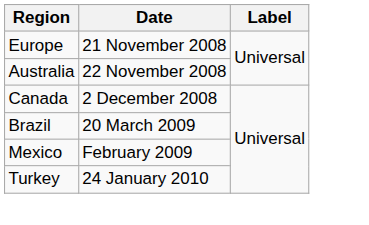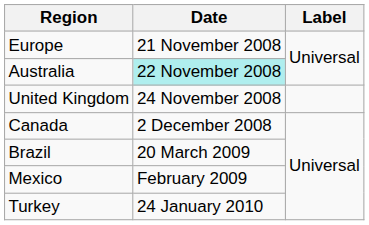(154, 71) no background -> (209, 71) paleturquoise background
+ row: (69, 98)
